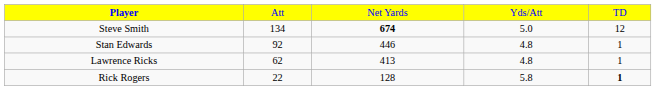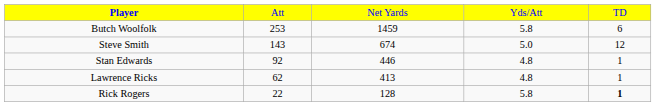+ row: (124, 28)
(278, 28) 134 -> (278, 45) 143
(387, 28) bold -> (387, 45) normal
